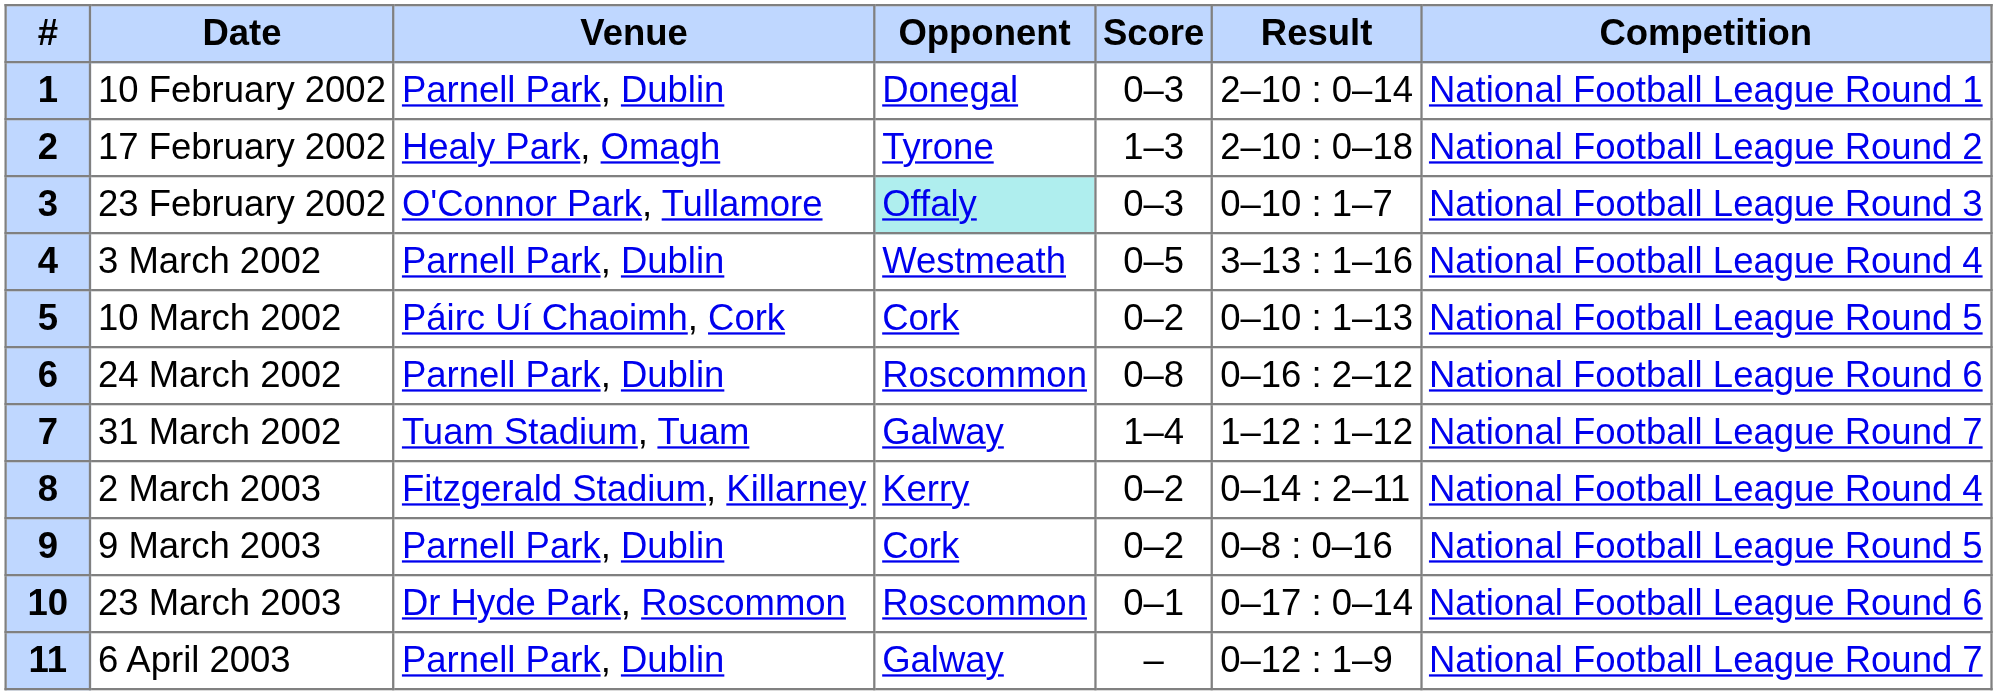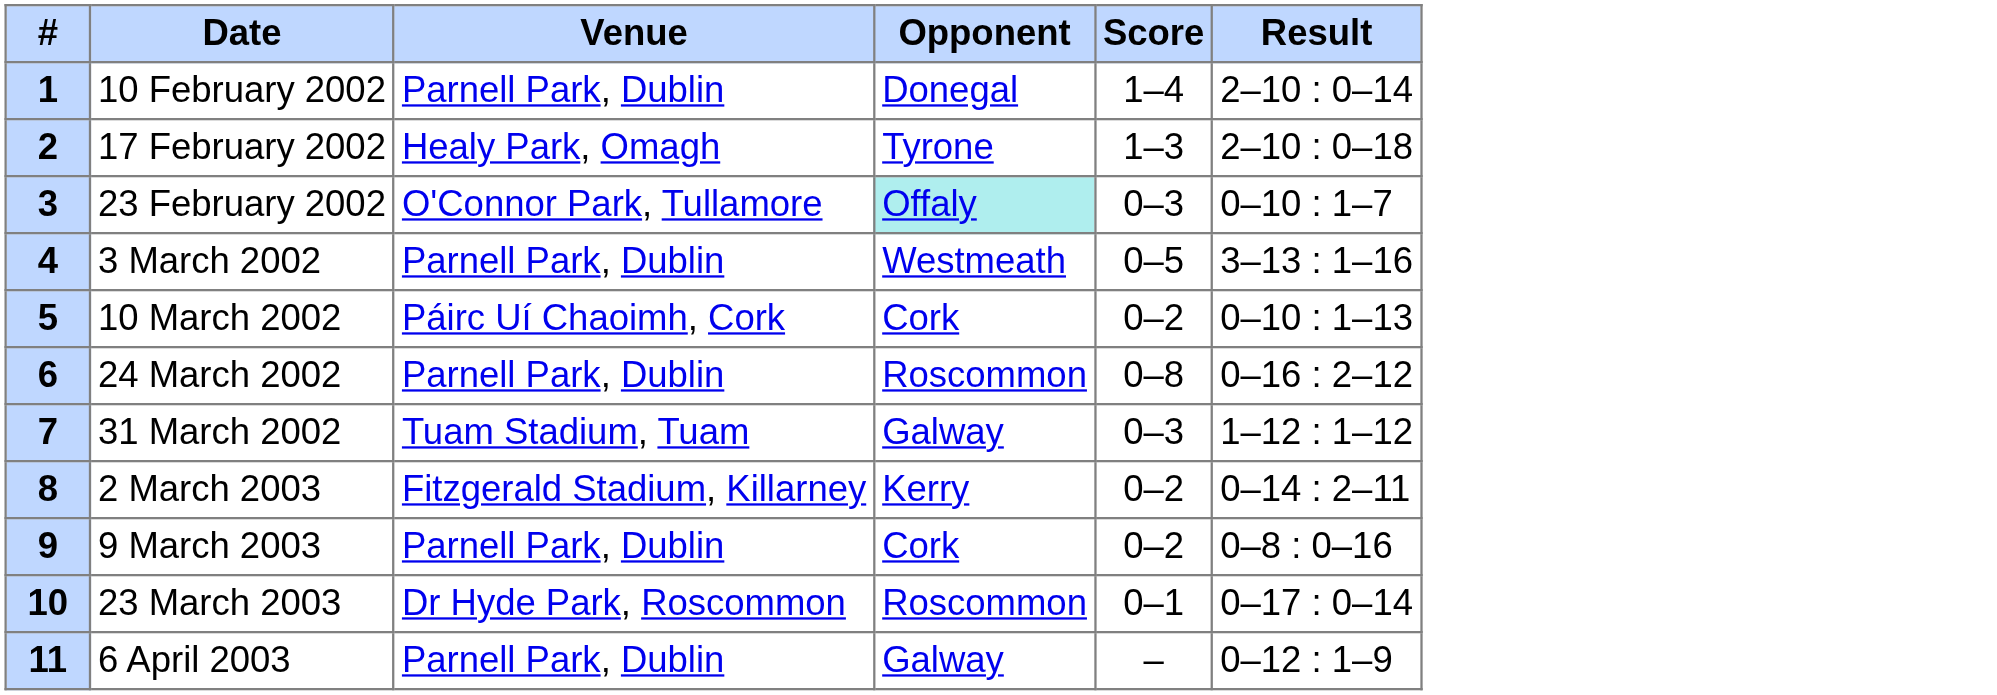- column: (1706, 32)
(1154, 90) 0–3 -> (1154, 90) 1–4
(1154, 432) 1–4 -> (1154, 432) 0–3
